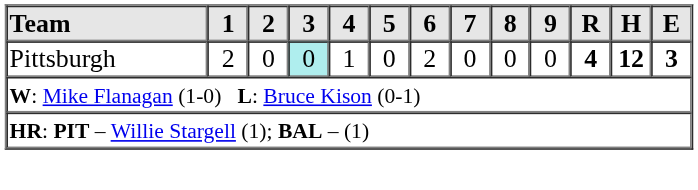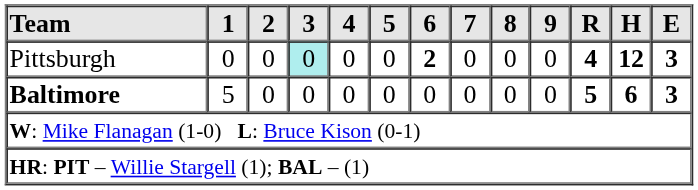(228, 58) 2 -> (228, 58) 0
(349, 58) 1 -> (349, 58) 0
(430, 58) normal -> (430, 58) bold
+ row: (65, 94)
